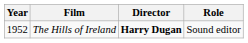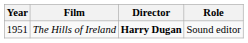(17, 29) 1952 -> (17, 29) 1951
